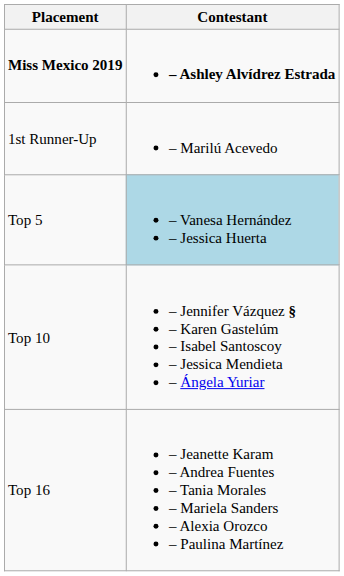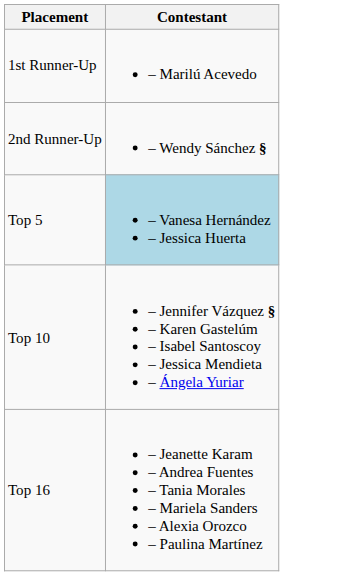- row: (65, 65)
+ row: (55, 138)
